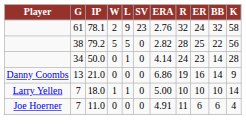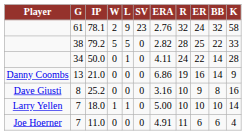(234, 43) 56 -> (234, 43) 33
(163, 59) 4.14 -> (163, 59) 4.11
(199, 59) 23 -> (199, 59) 22
+ row: (96, 91)
